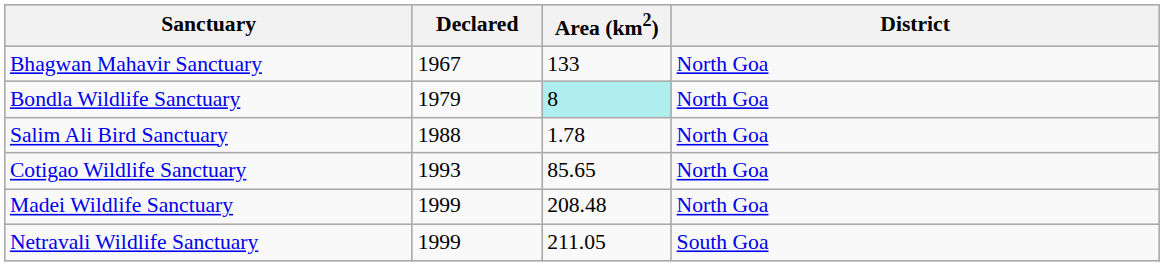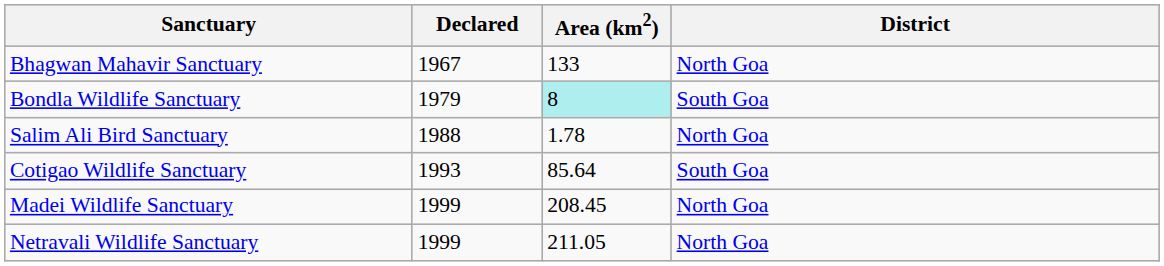(723, 98) North Goa -> (723, 98) South Goa
(571, 170) 85.65 -> (571, 170) 85.64
(723, 170) North Goa -> (723, 170) South Goa
(577, 205) 208.48 -> (577, 205) 208.45
(723, 241) South Goa -> (723, 241) North Goa
